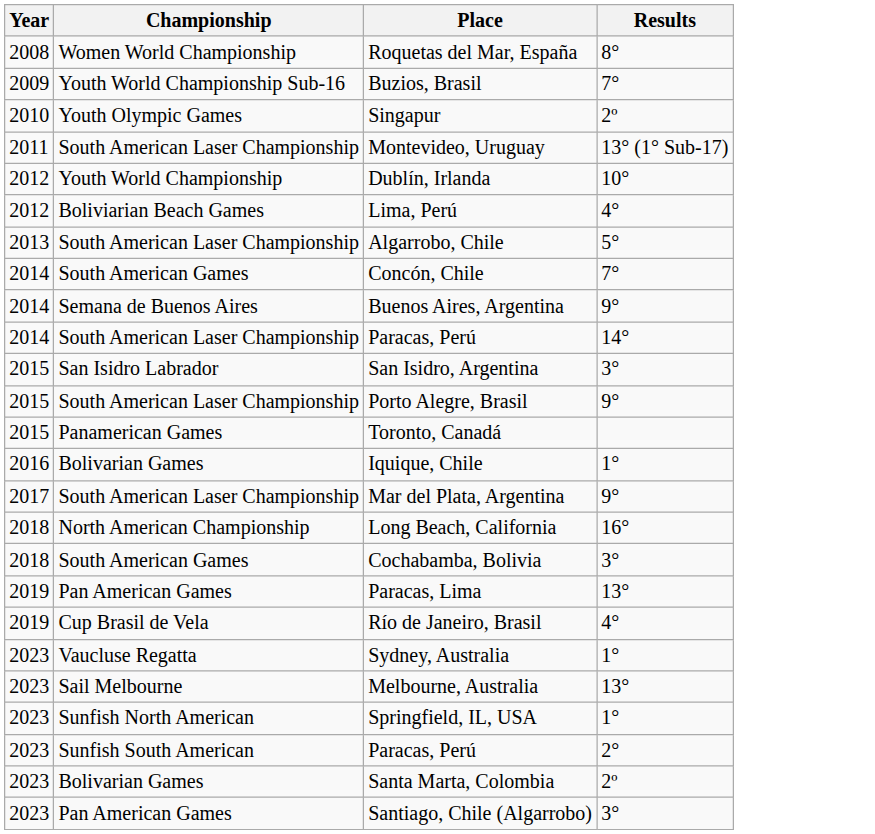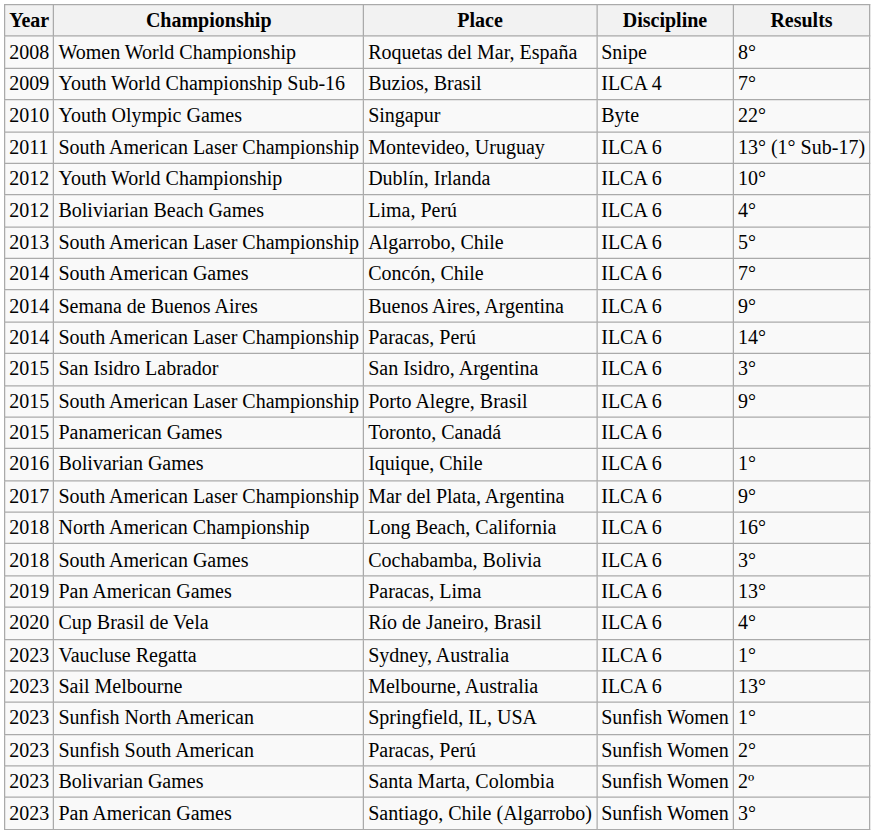+ column: (665, 20)
(609, 115) 2º -> (752, 115) 22°
(29, 623) 2019 -> (29, 623) 2020
